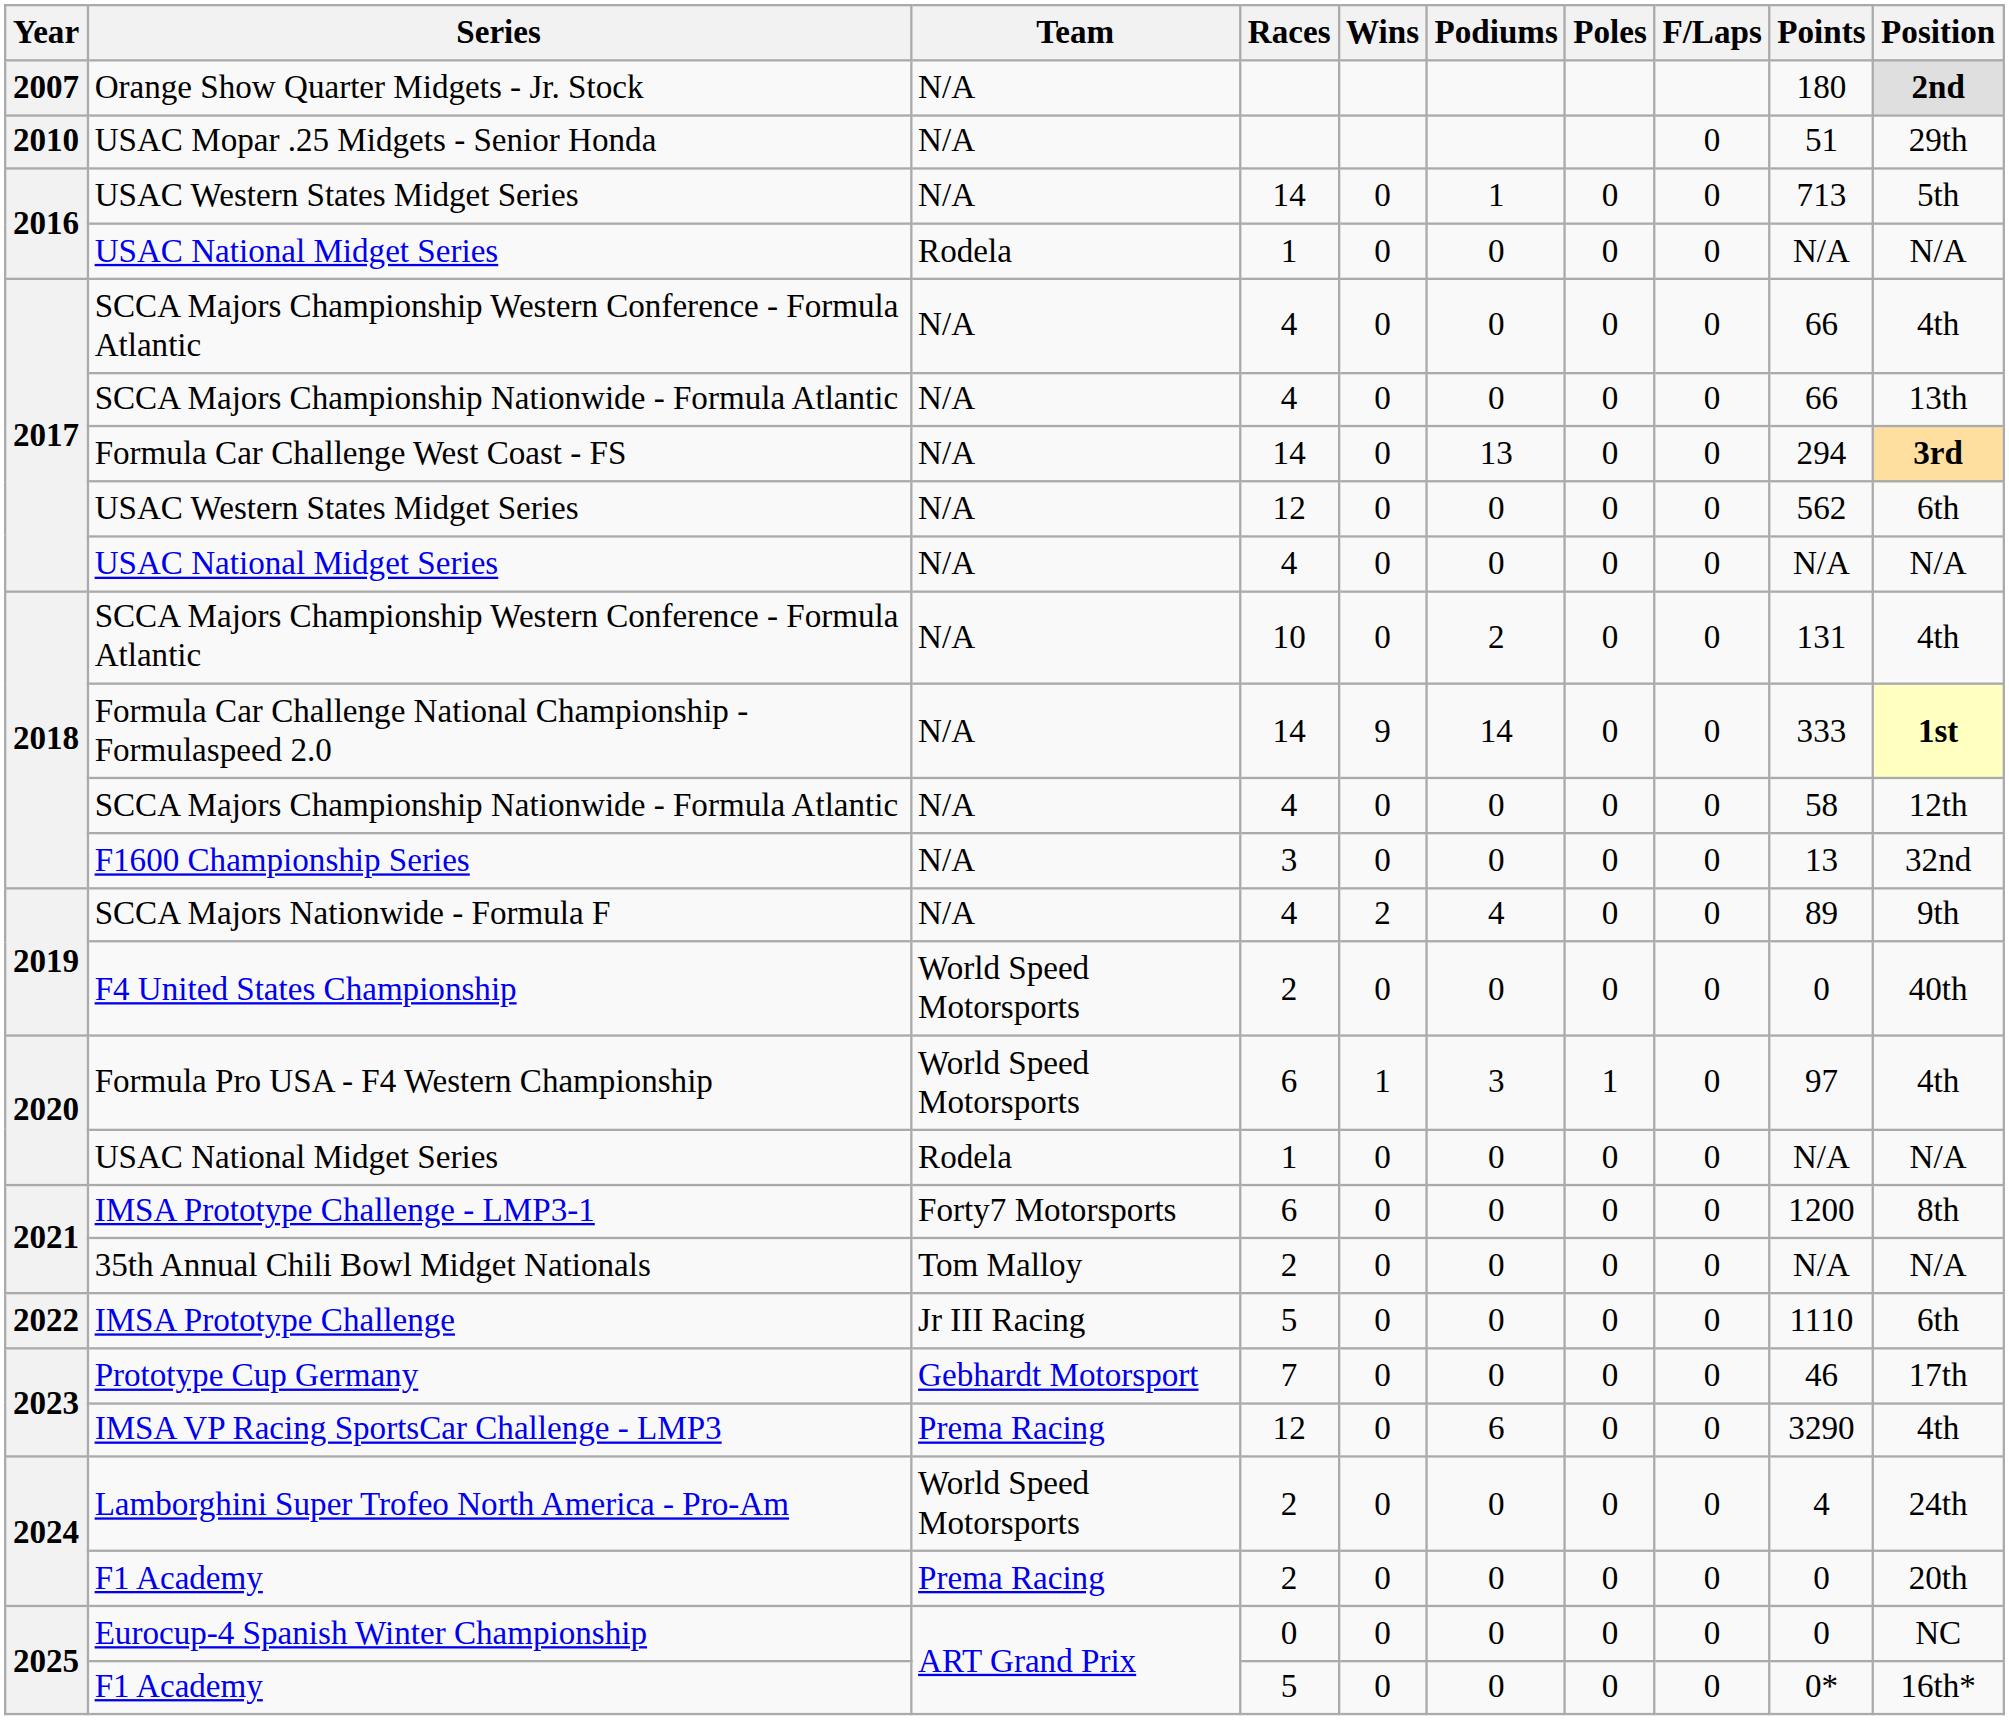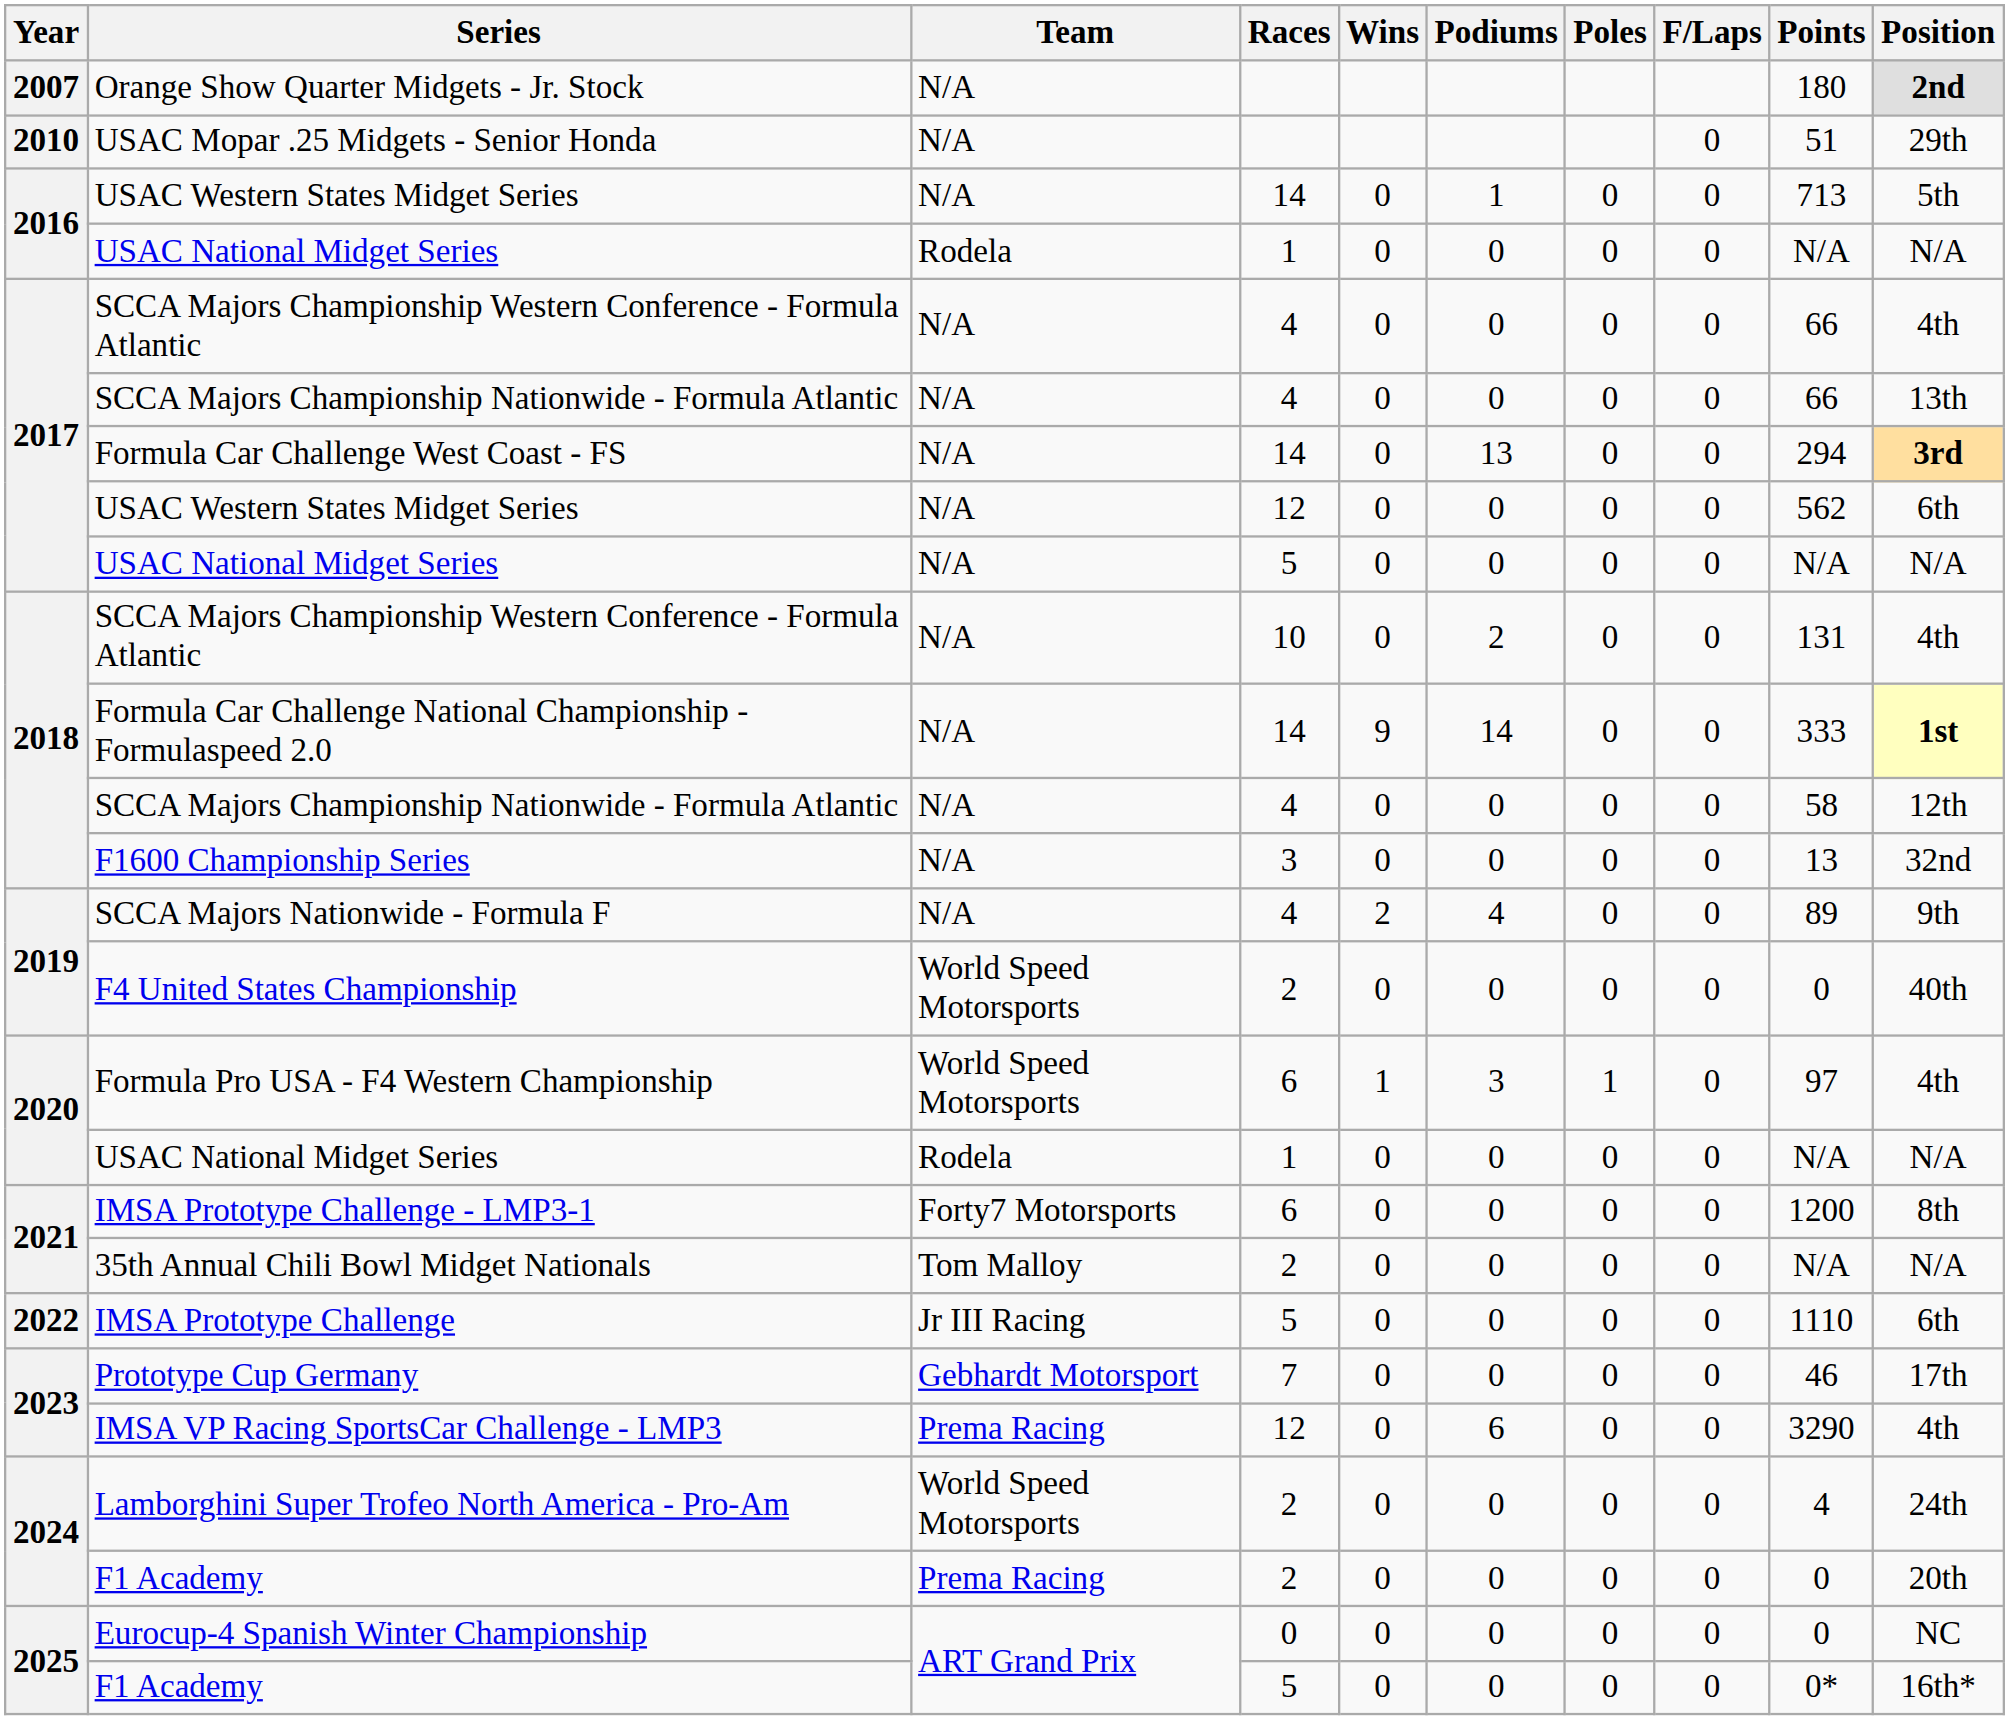(1289, 562) 4 -> (1289, 562) 5
